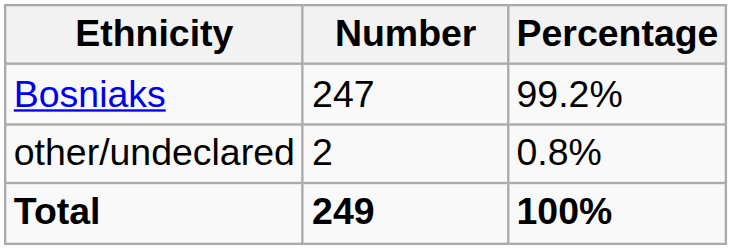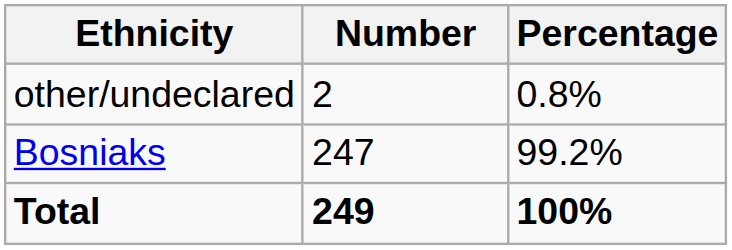rows swapped: (90, 93) <-> (154, 152)
